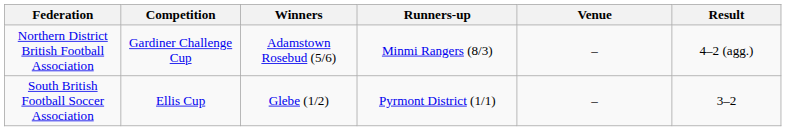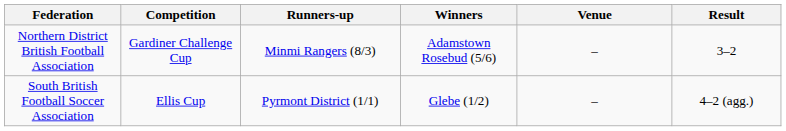columns swapped: (299, 14) <-> (437, 14)
(726, 50) 4–2 (agg.) -> (726, 50) 3–2
(726, 100) 3–2 -> (726, 100) 4–2 (agg.)
